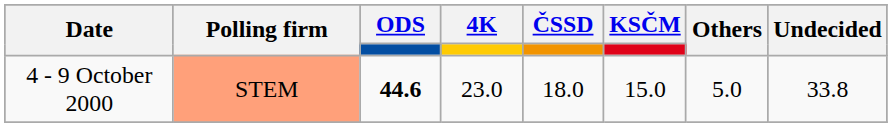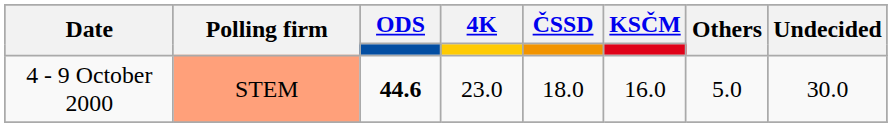(645, 88) 15.0 -> (645, 88) 16.0
(827, 88) 33.8 -> (827, 88) 30.0
